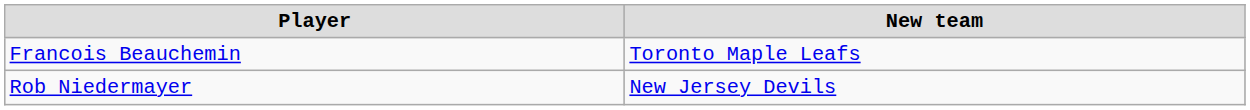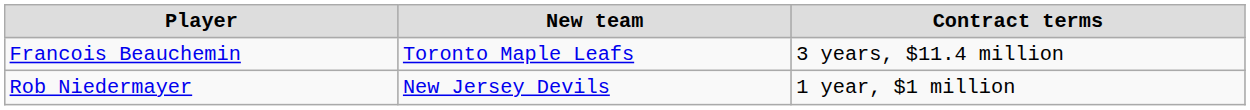+ column: (1018, 21)
